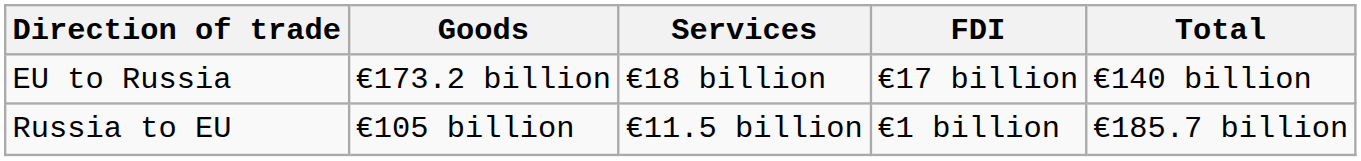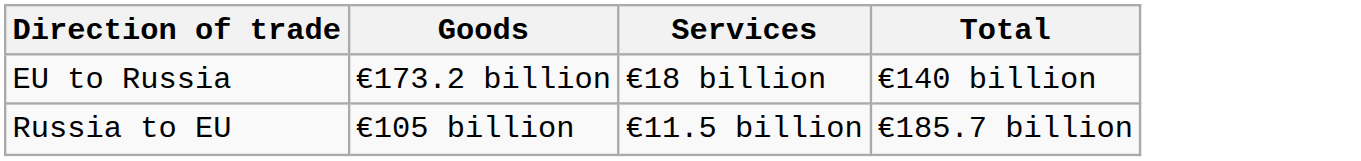- column: (978, 30)
